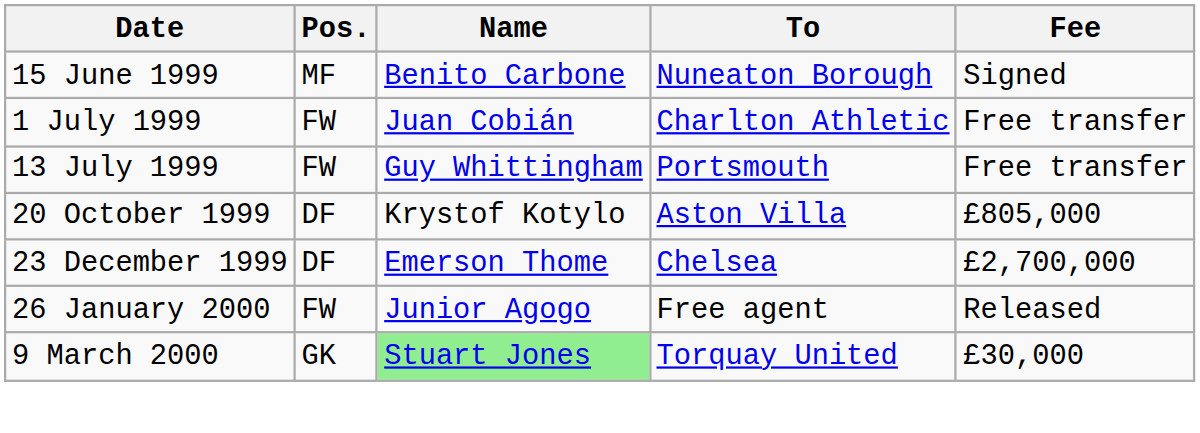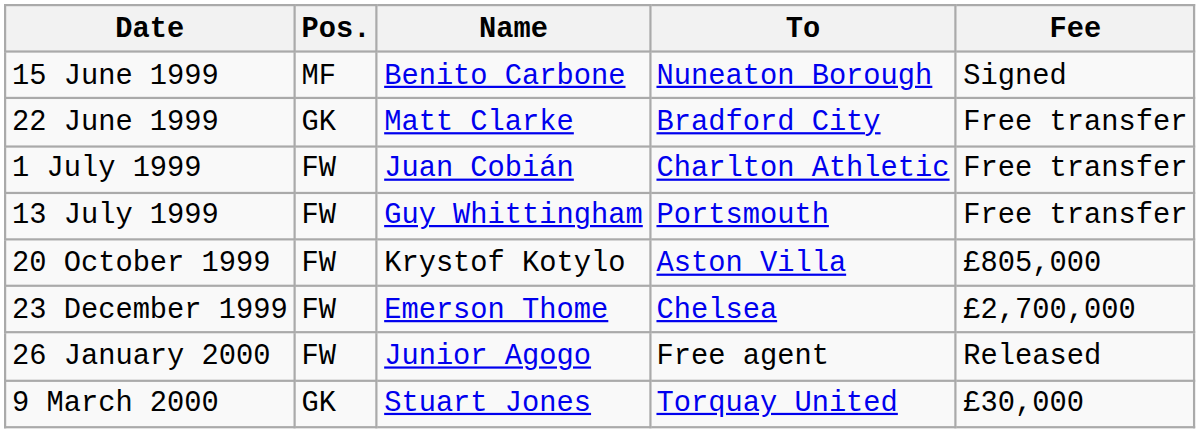+ row: (115, 122)
(319, 216) DF -> (319, 263) FW
(319, 263) DF -> (319, 309) FW
(488, 356) lightgreen background -> (488, 403) no background
